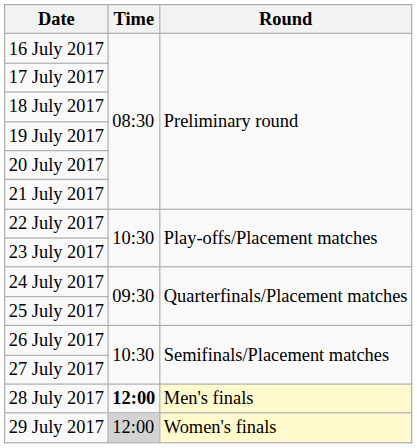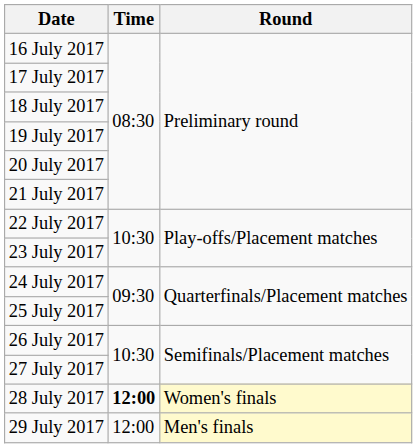(209, 398) Men's finals -> (220, 398) Women's finals
(133, 427) lightgrey background -> (133, 427) no background
(220, 427) Women's finals -> (209, 427) Men's finals
